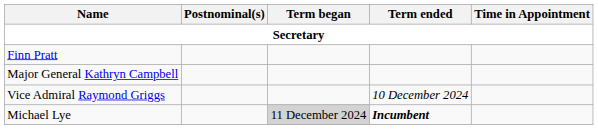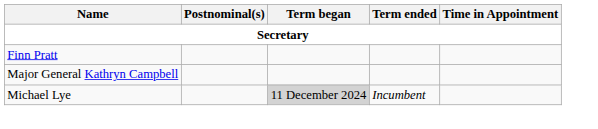- row: (86, 94)
(401, 114) bold -> (399, 94) normal
